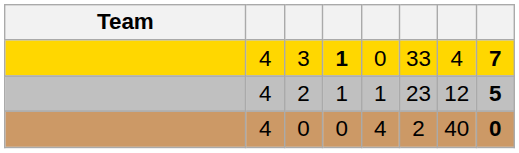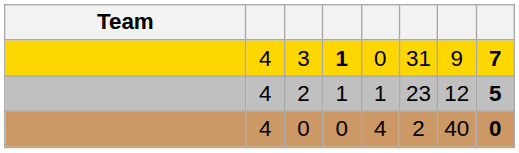(418, 57) 33 -> (418, 57) 31
(457, 57) 4 -> (457, 57) 9
